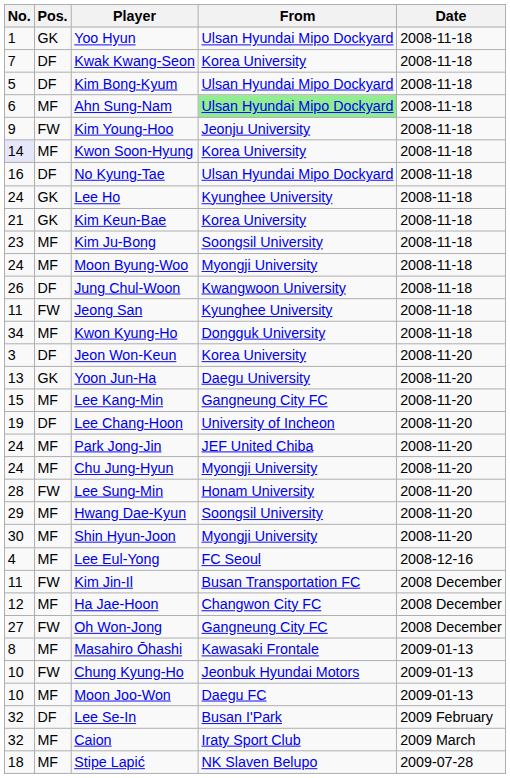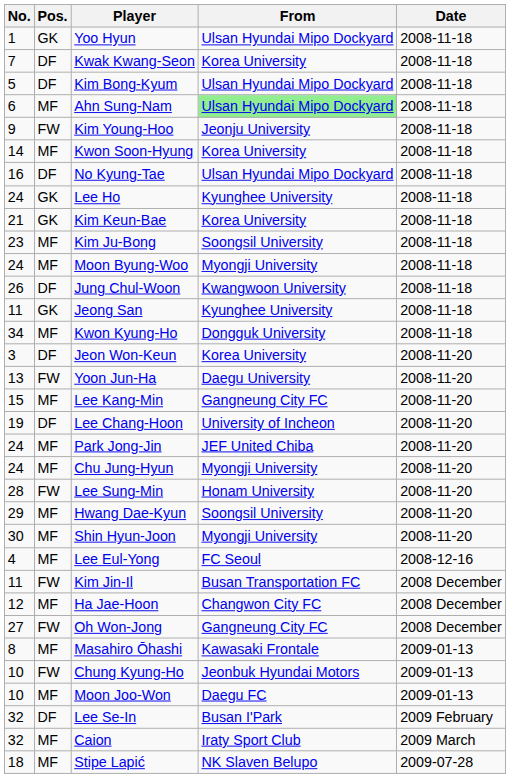(16, 152) lavender background -> (16, 152) no background
(49, 310) FW -> (48, 310) GK
(48, 378) GK -> (49, 378) FW
